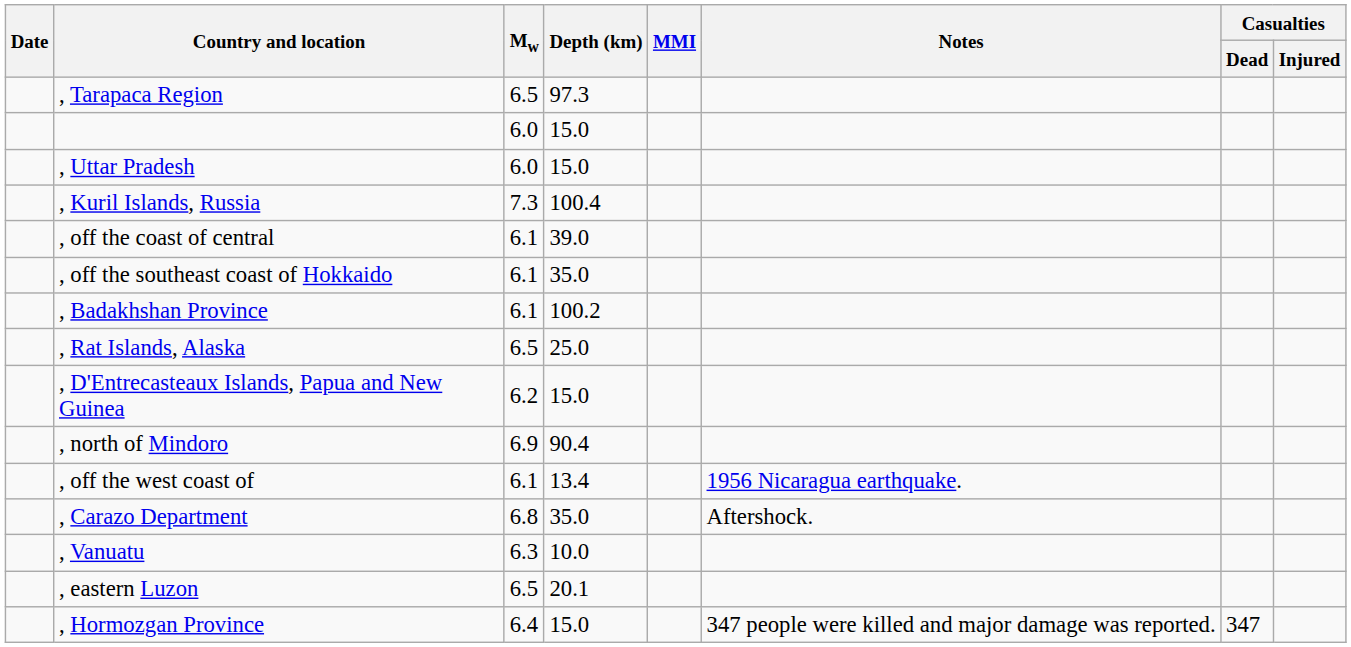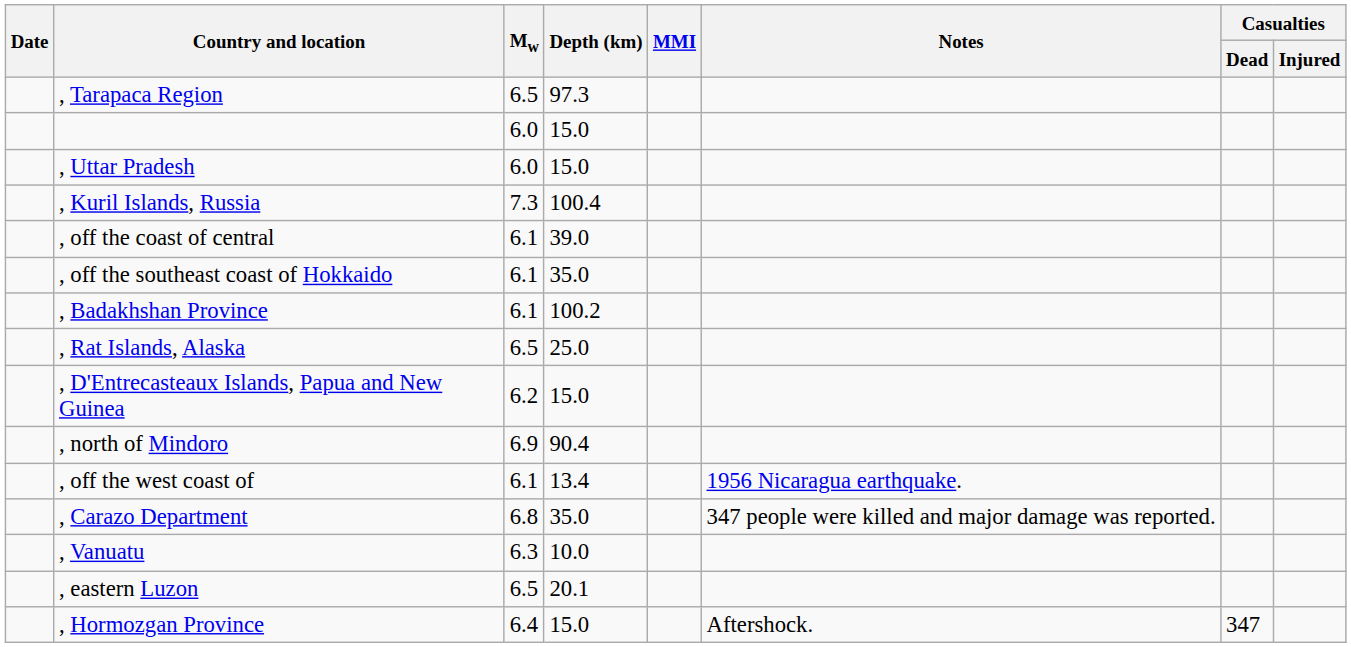(760, 516) Aftershock. -> (961, 516) 347 people were killed and major damage was reported.
(961, 624) 347 people were killed and major damage was reported. -> (760, 624) Aftershock.
